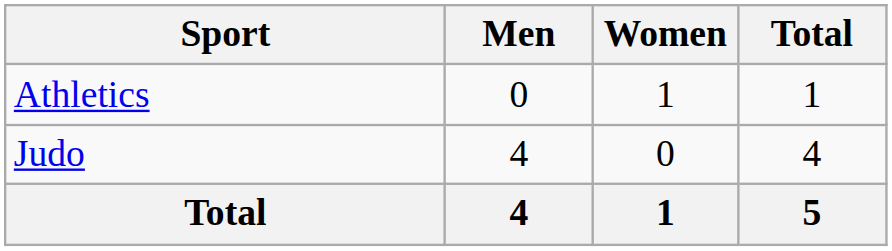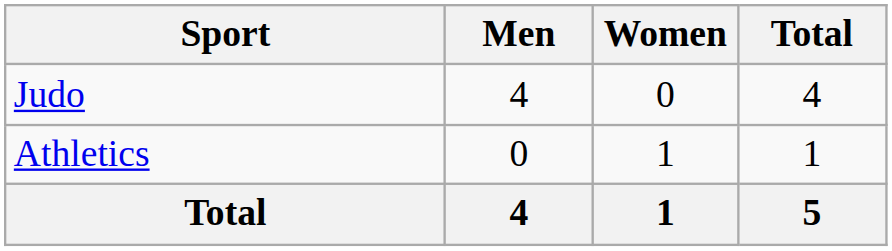rows swapped: (82, 93) <-> (49, 153)
